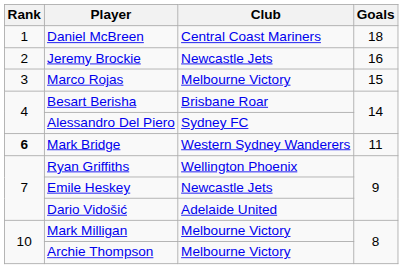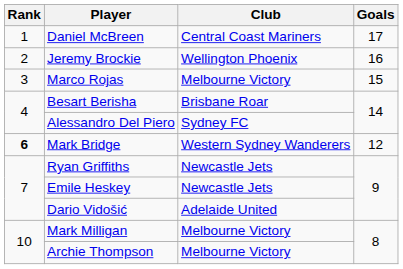(376, 36) 18 -> (376, 36) 17
(227, 58) Newcastle Jets -> (239, 58) Wellington Phoenix
(376, 144) 11 -> (376, 144) 12
(239, 166) Wellington Phoenix -> (227, 166) Newcastle Jets
